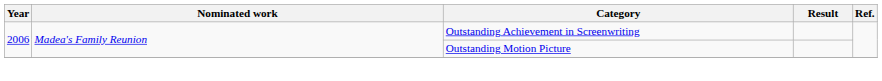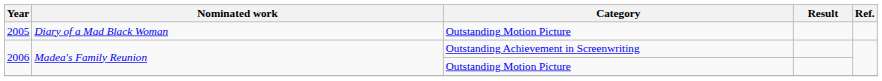+ row: (18, 31)
